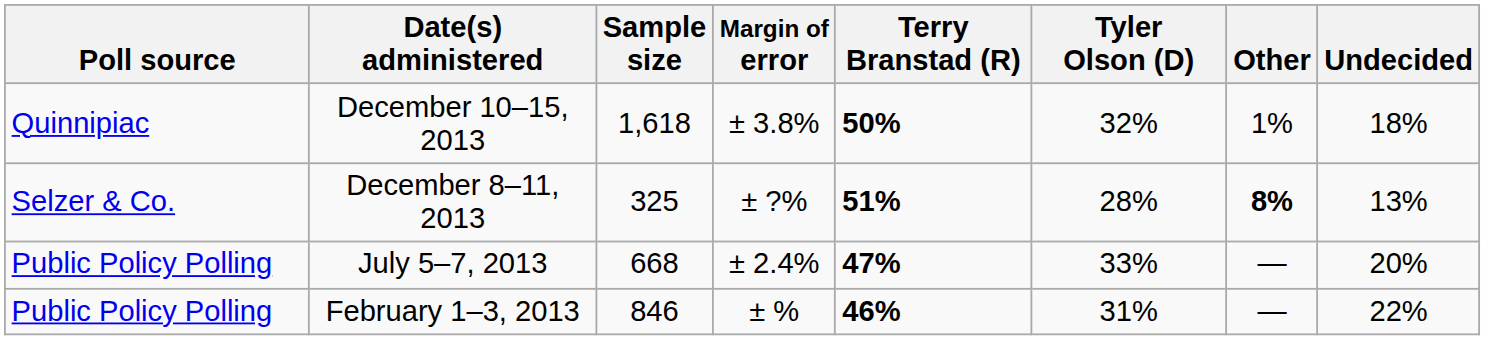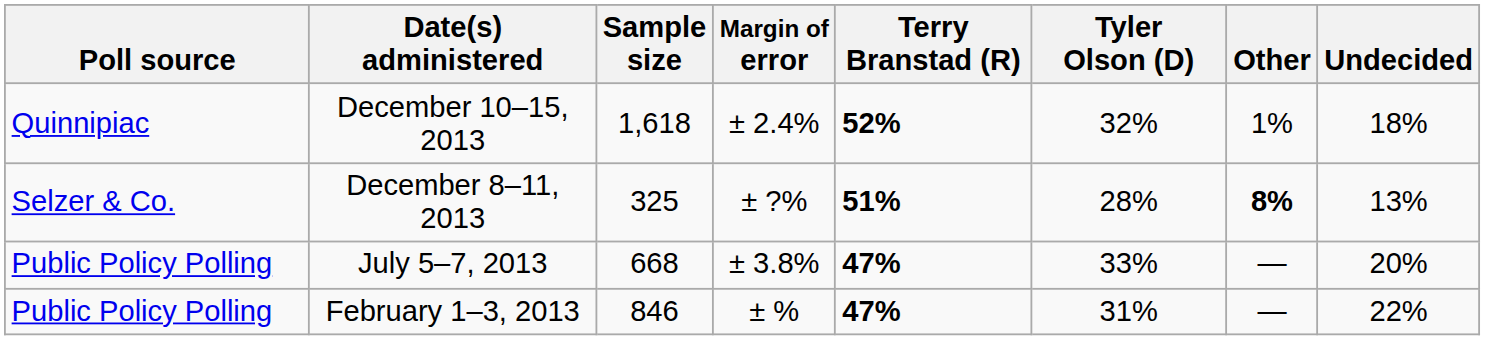(774, 122) ± 3.8% -> (774, 122) ± 2.4%
(871, 122) 50% -> (871, 122) 52%
(774, 264) ± 2.4% -> (774, 264) ± 3.8%
(871, 310) 46% -> (871, 310) 47%
